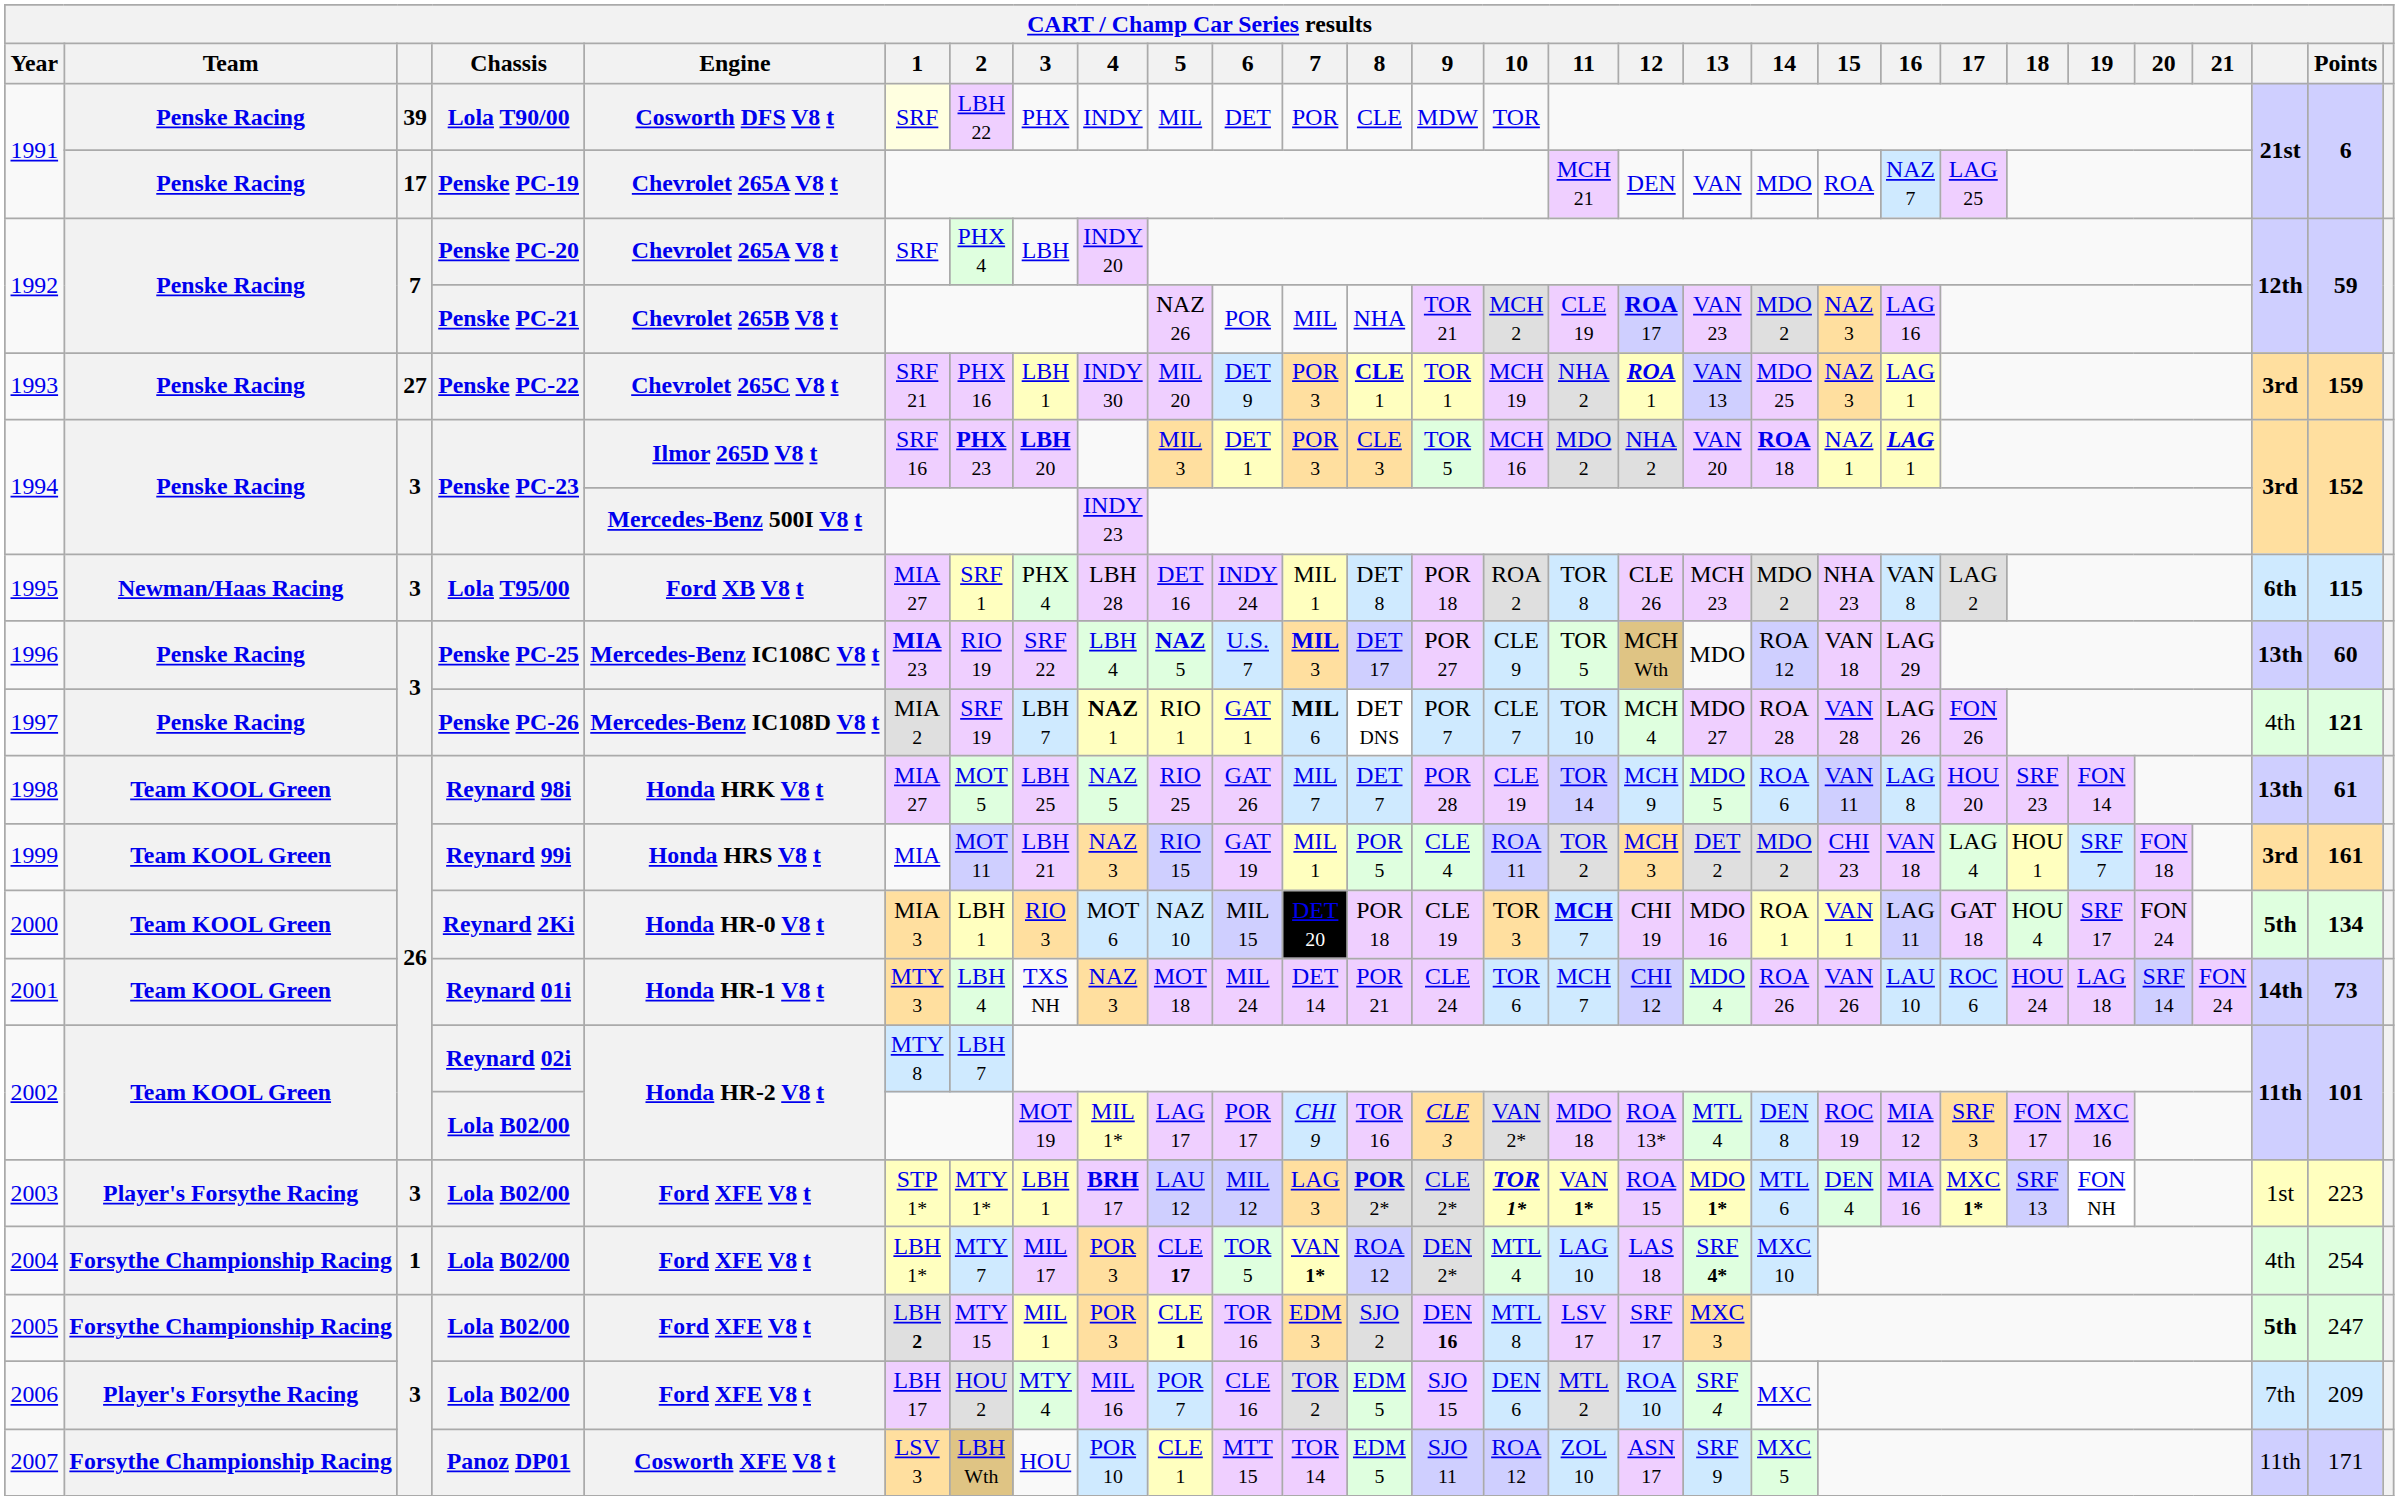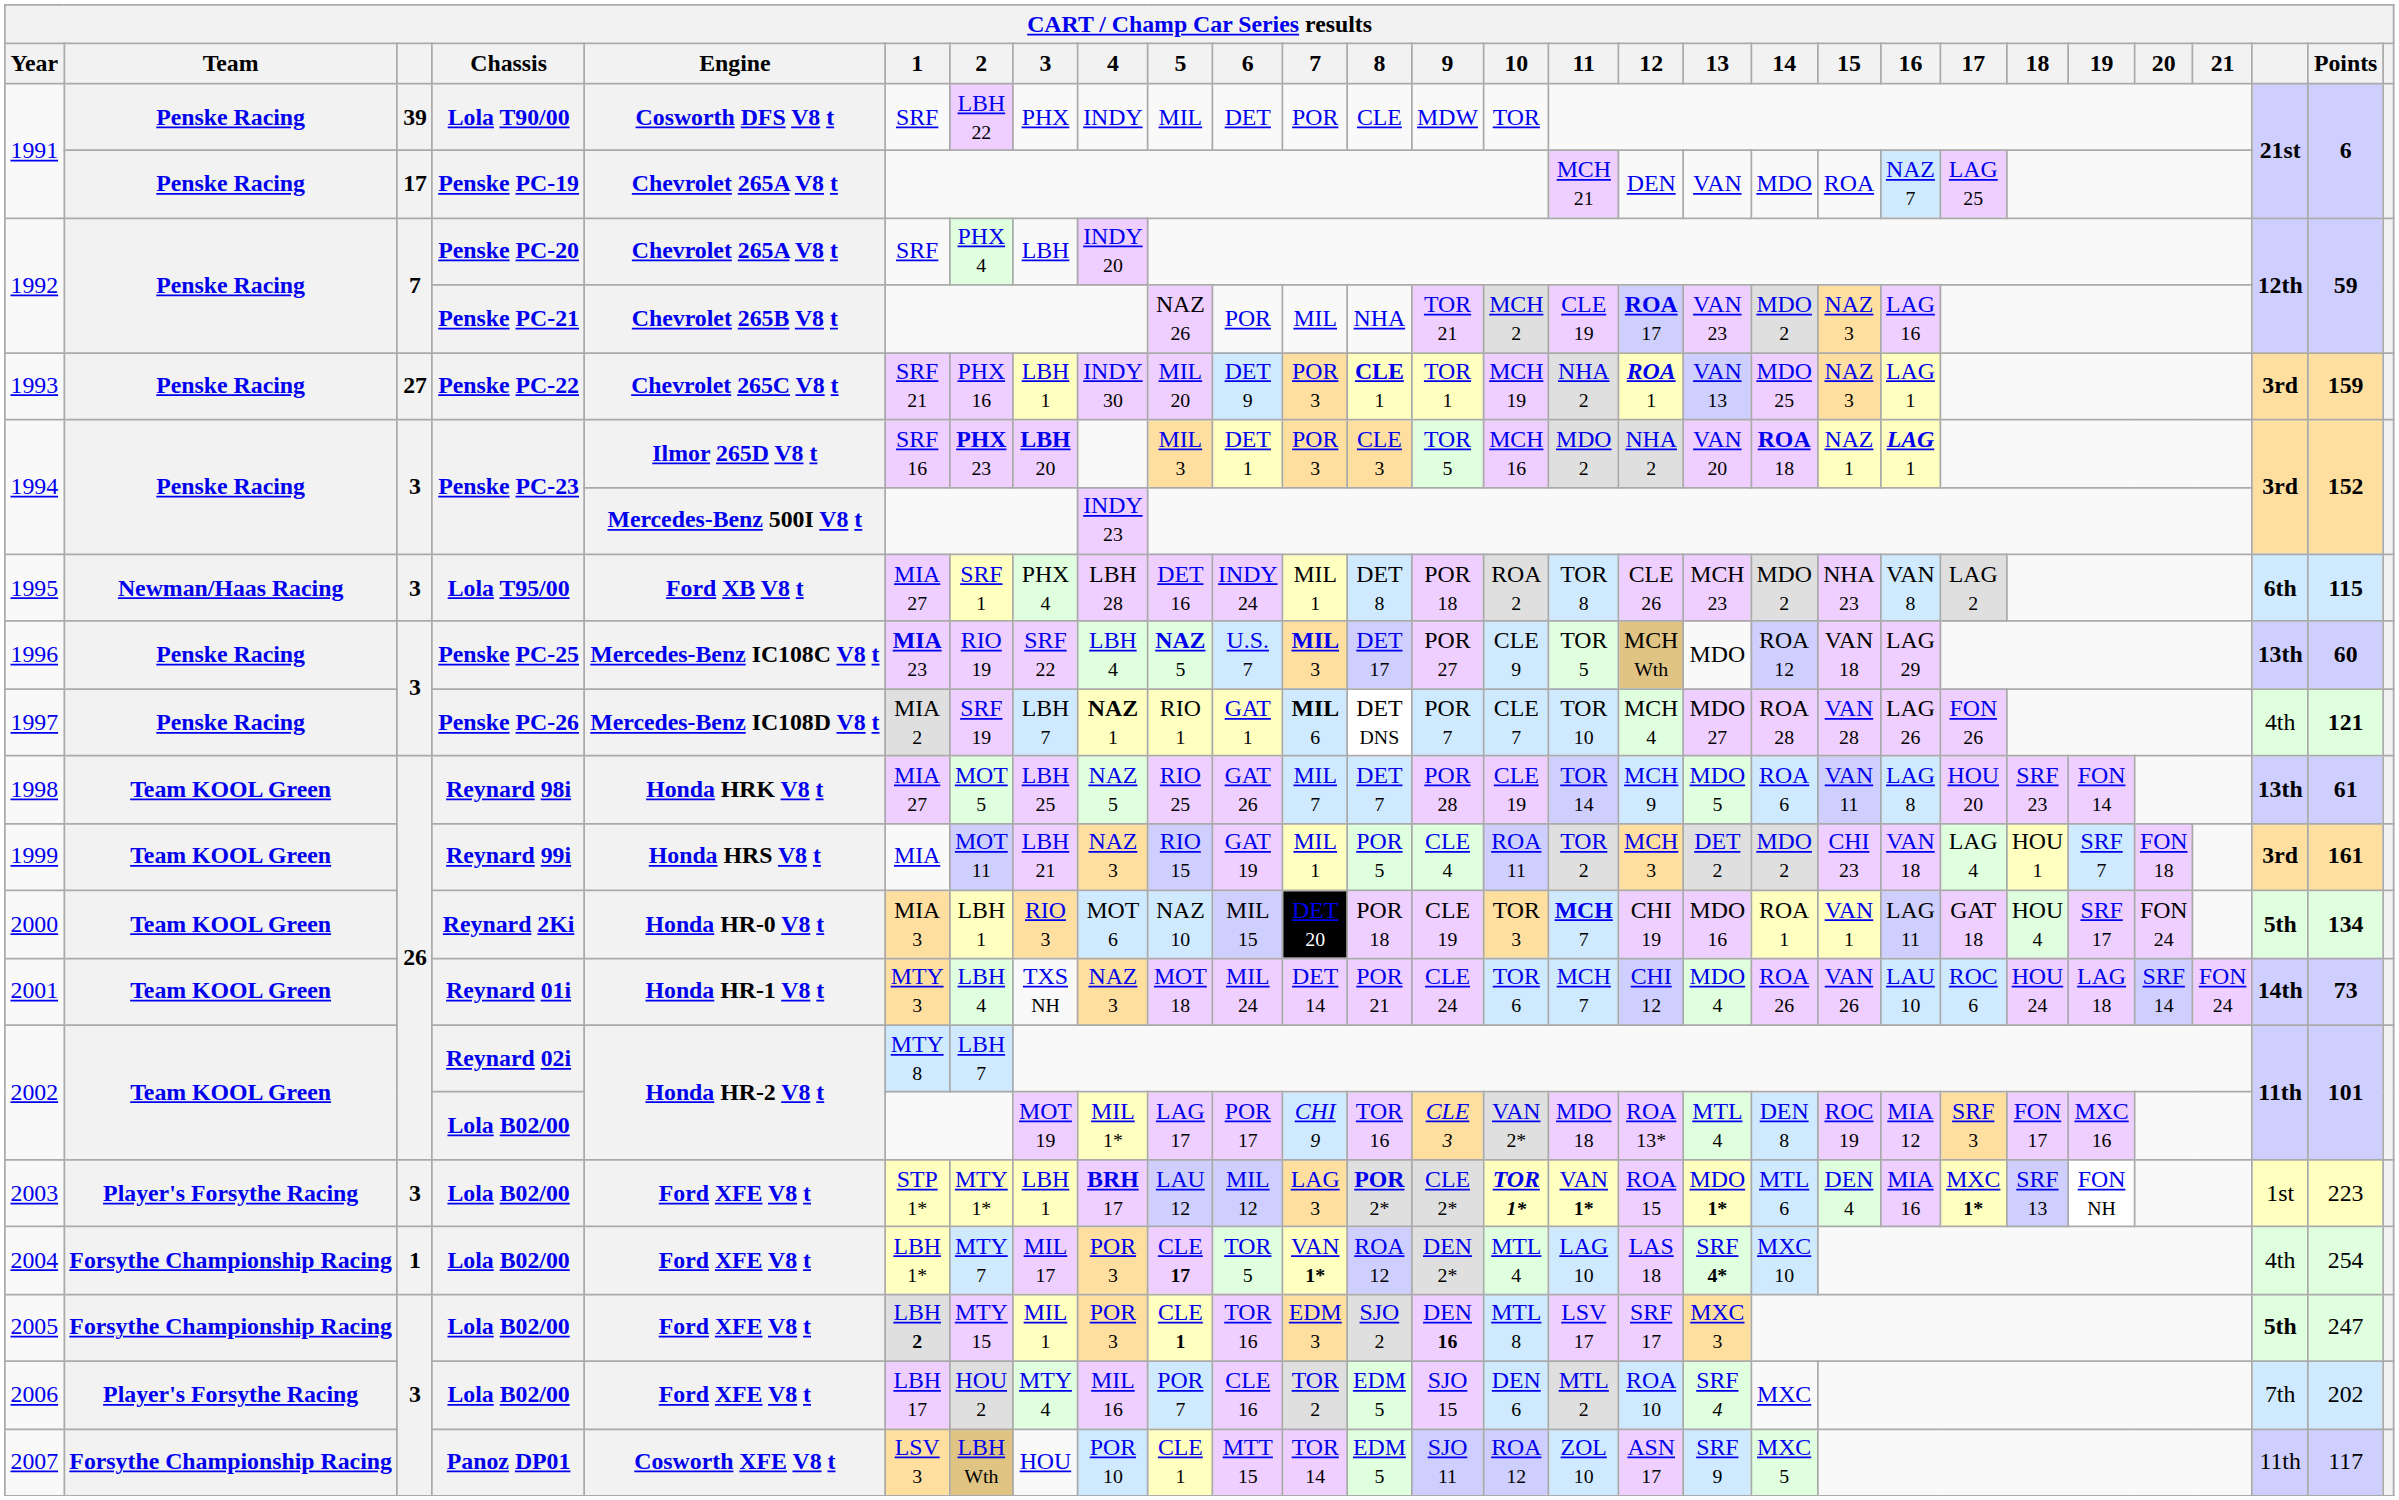(917, 116) lightyellow background -> (917, 116) no background
(2346, 1394) 209 -> (2346, 1394) 202
(2346, 1461) 171 -> (2346, 1461) 117
